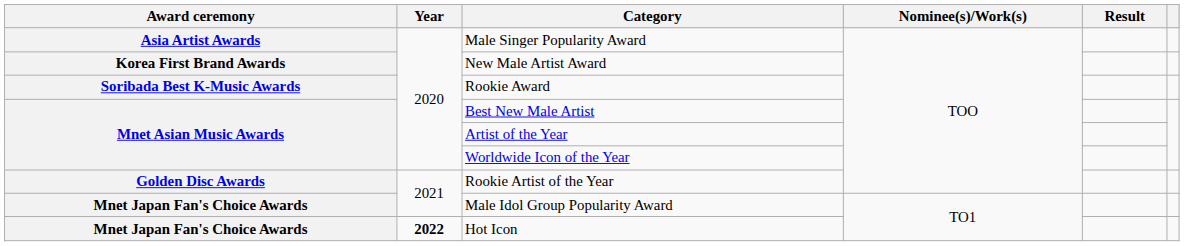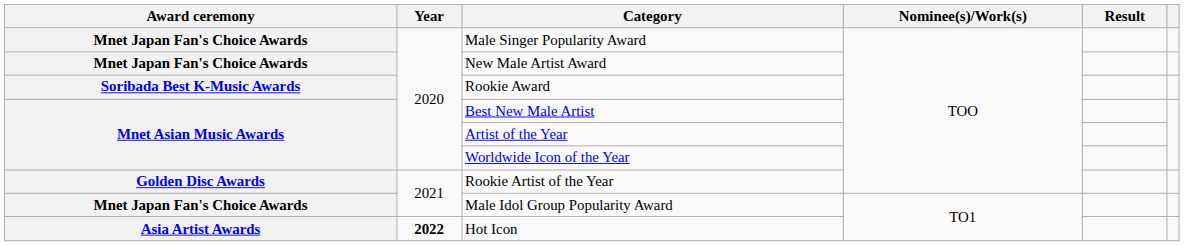(201, 39) Asia Artist Awards -> (201, 39) Mnet Japan Fan's Choice Awards
(201, 63) Korea First Brand Awards -> (201, 63) Mnet Japan Fan's Choice Awards
(201, 228) Mnet Japan Fan's Choice Awards -> (201, 228) Asia Artist Awards
